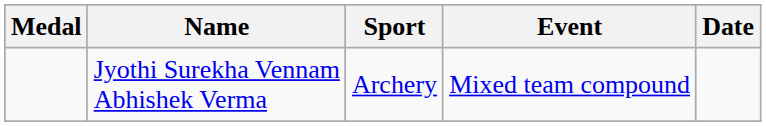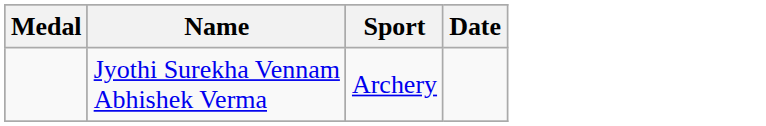- column: (570, 26)
